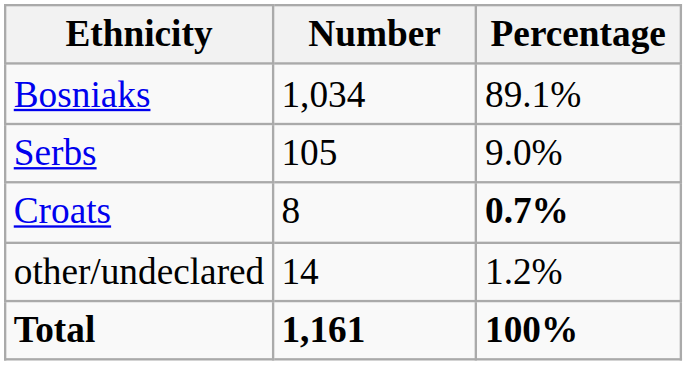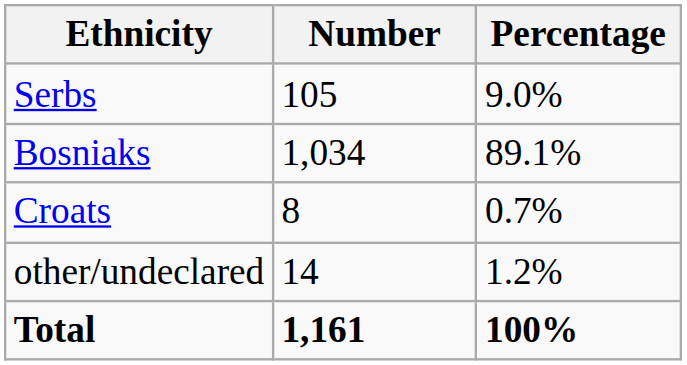rows swapped: (82, 93) <-> (55, 152)
(527, 211) bold -> (524, 211) normal
